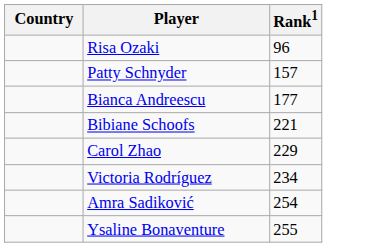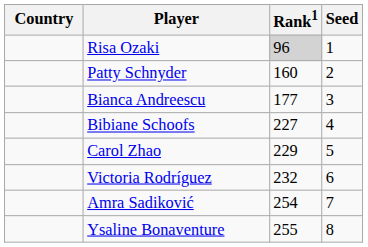+ column: (342, 19)
(281, 47) no background -> (281, 47) lightgrey background
(285, 73) 157 -> (285, 73) 160
(285, 125) 221 -> (285, 125) 227
(285, 177) 234 -> (285, 177) 232
